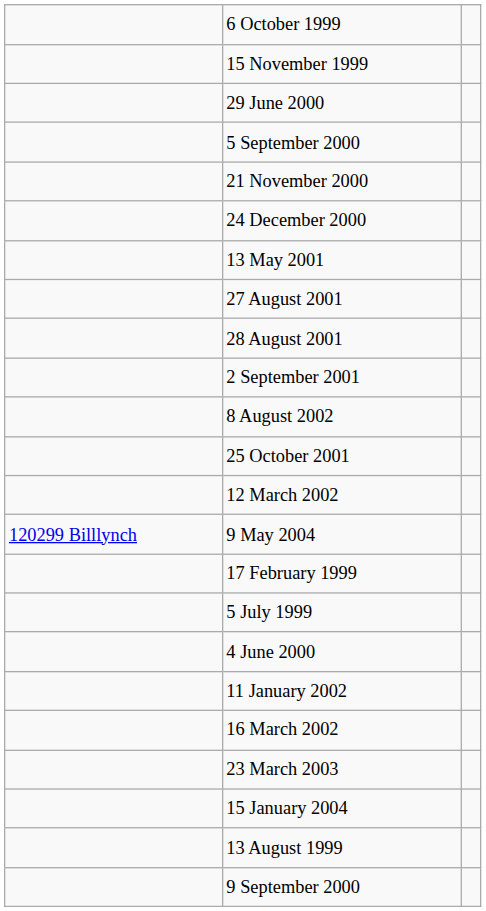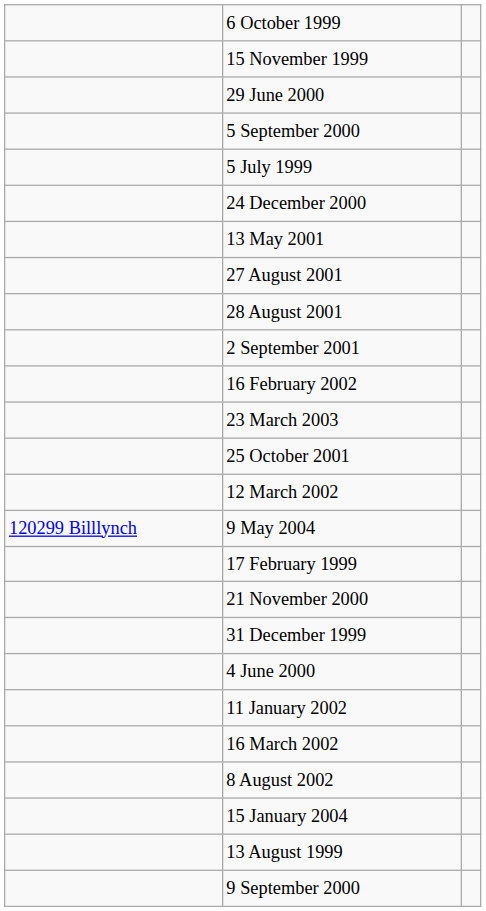rows swapped: (297, 181) <-> (269, 612)
+ row: (292, 383)
rows swapped: (280, 416) <-> (282, 769)
+ row: (296, 635)
